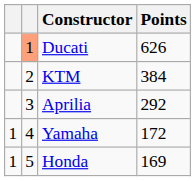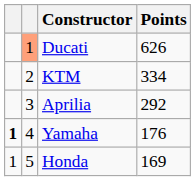(153, 76) 384 -> (153, 76) 334
(13, 133) normal -> (13, 133) bold
(153, 133) 172 -> (153, 133) 176
